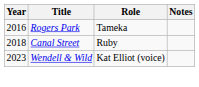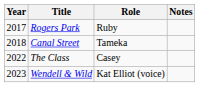(16, 27) 2016 -> (16, 27) 2017
(112, 27) Tameka -> (107, 27) Ruby
(107, 43) Ruby -> (112, 43) Tameka
+ row: (50, 58)
